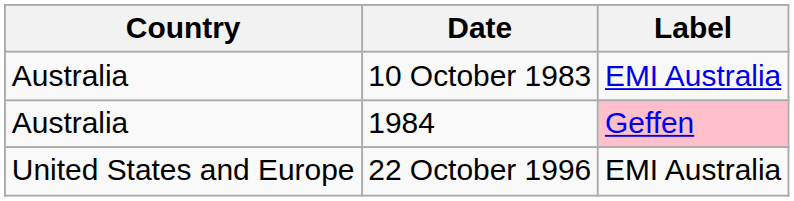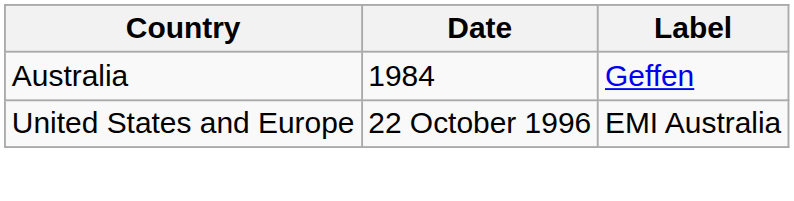- row: (480, 75)
(650, 123) pink background -> (650, 75) no background
